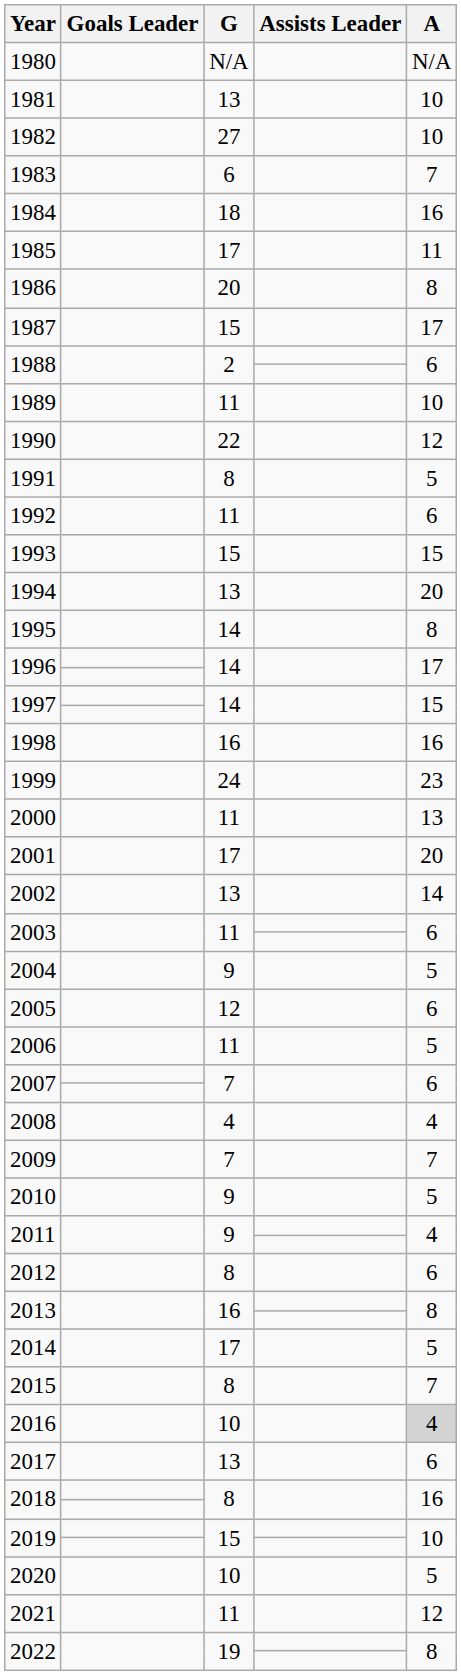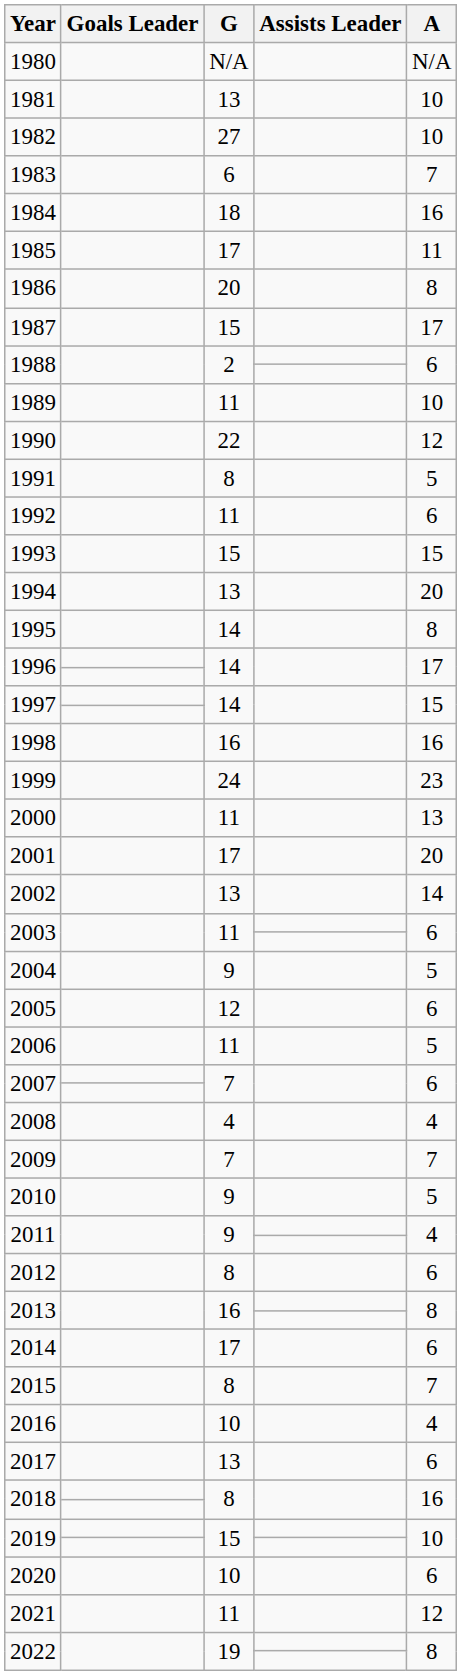(432, 1348) 5 -> (432, 1348) 6
(432, 1423) lightgrey background -> (432, 1423) no background
(432, 1575) 5 -> (432, 1575) 6
